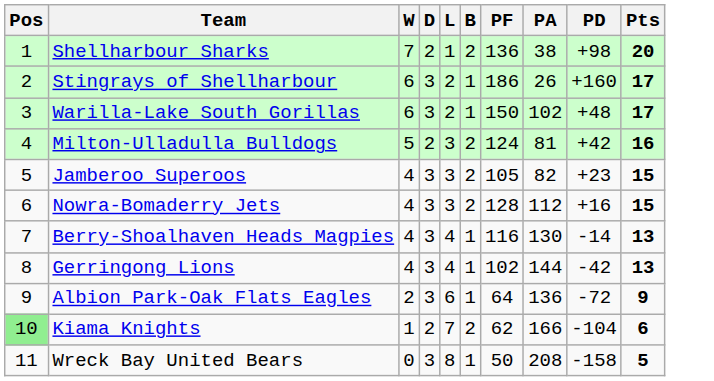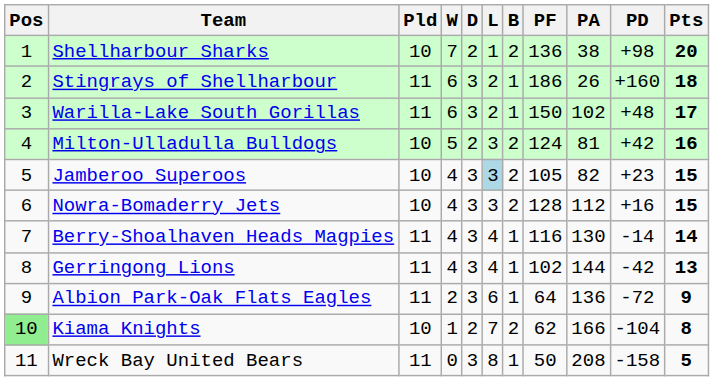+ column: (420, 20)
(643, 82) 17 -> (686, 82) 18
(450, 175) no background -> (493, 175) lightblue background
(643, 237) 13 -> (686, 237) 14
(643, 330) 6 -> (686, 330) 8
